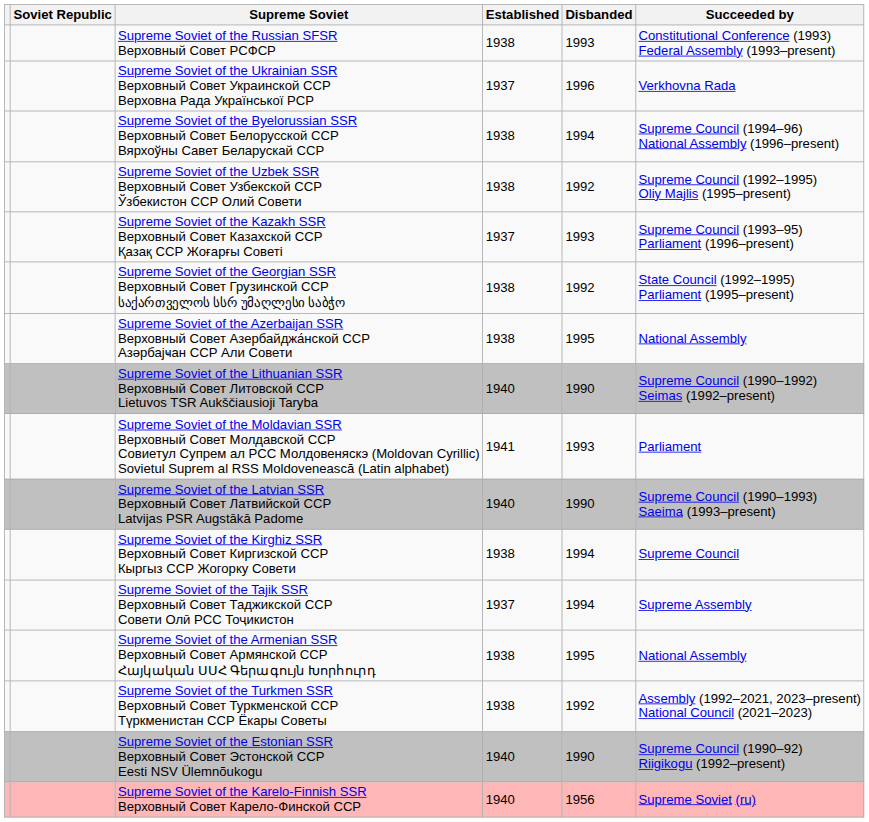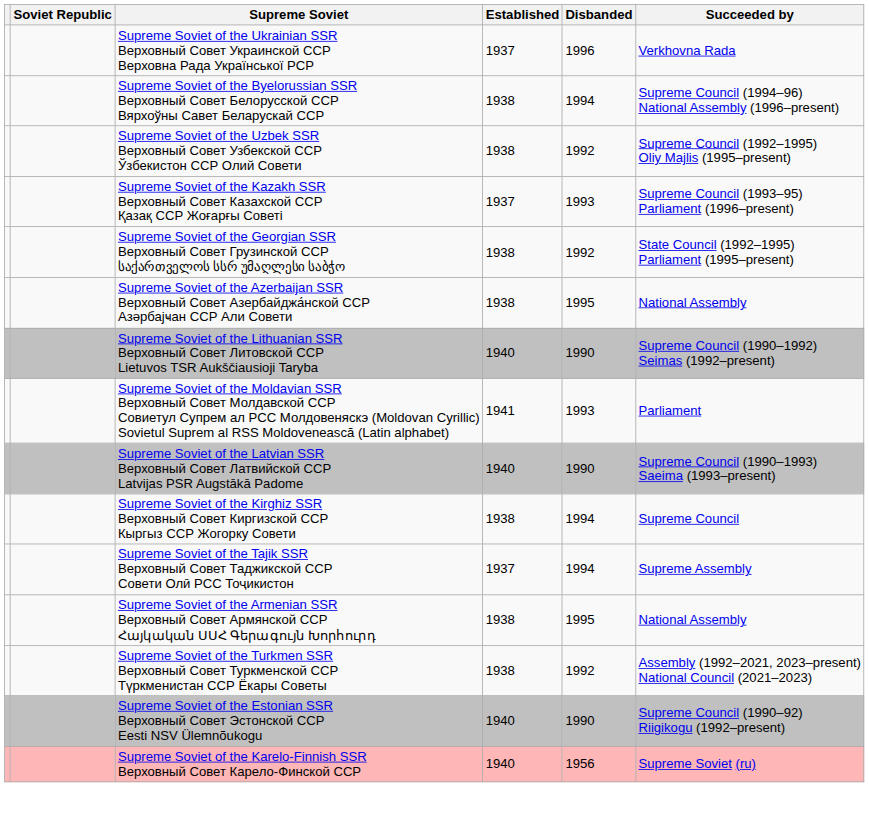- row: (228, 43)
